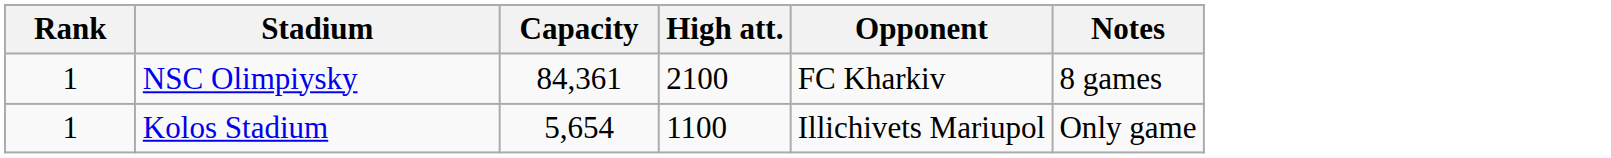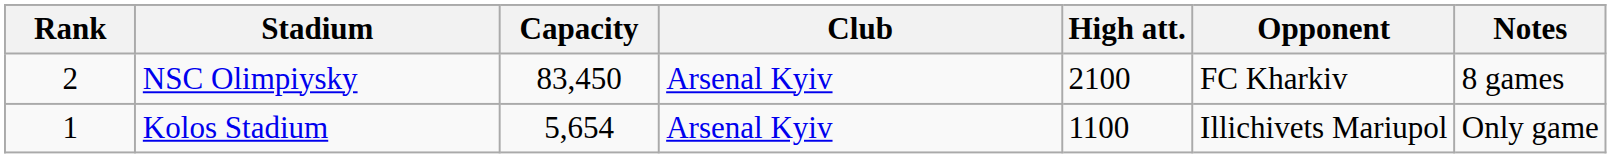+ column: (860, 29)
(70, 78) 1 -> (70, 78) 2
(579, 78) 84,361 -> (579, 78) 83,450
